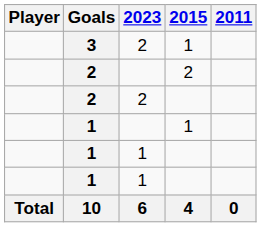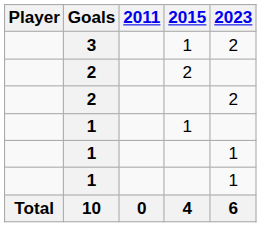columns swapped: (234, 18) <-> (142, 18)
